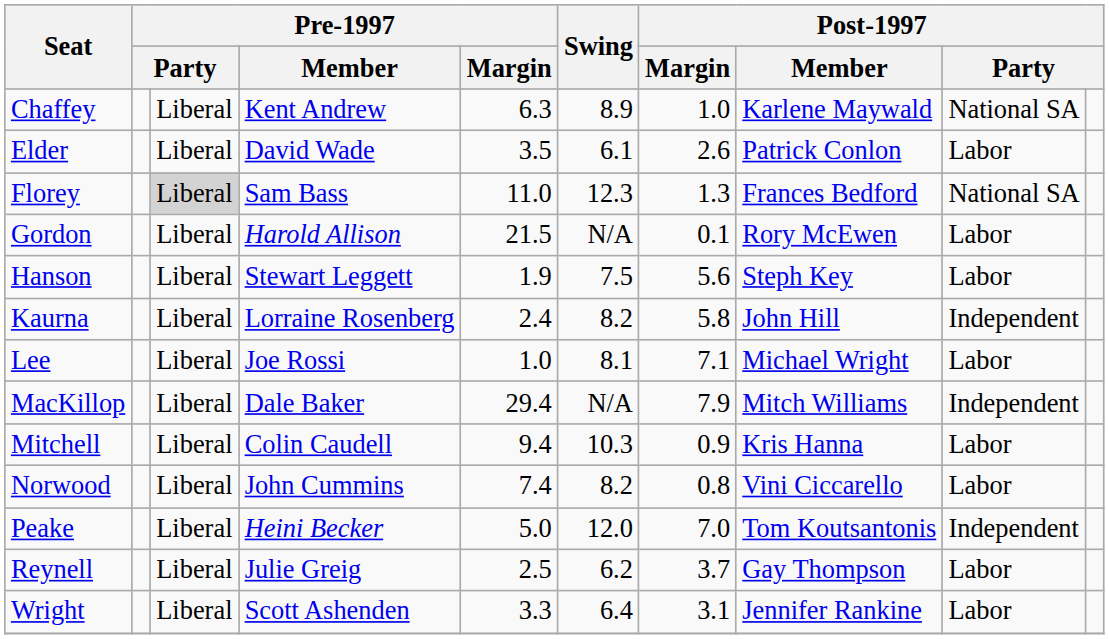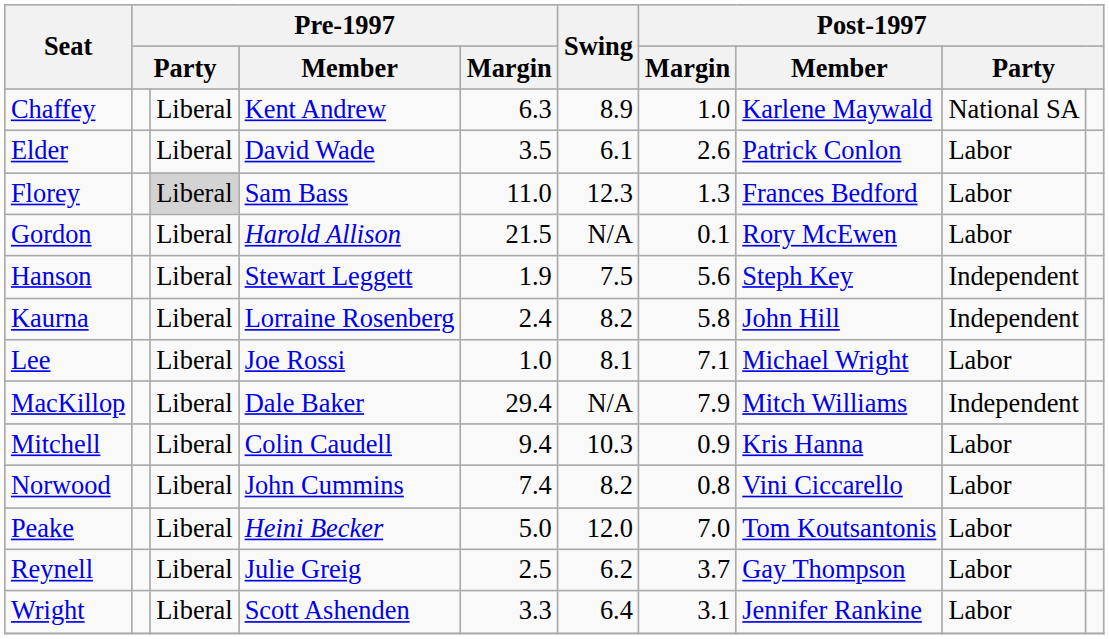(1014, 192) National SA -> (980, 192) Labor
(980, 276) Labor -> (1014, 276) Independent
(1014, 527) Independent -> (980, 527) Labor
